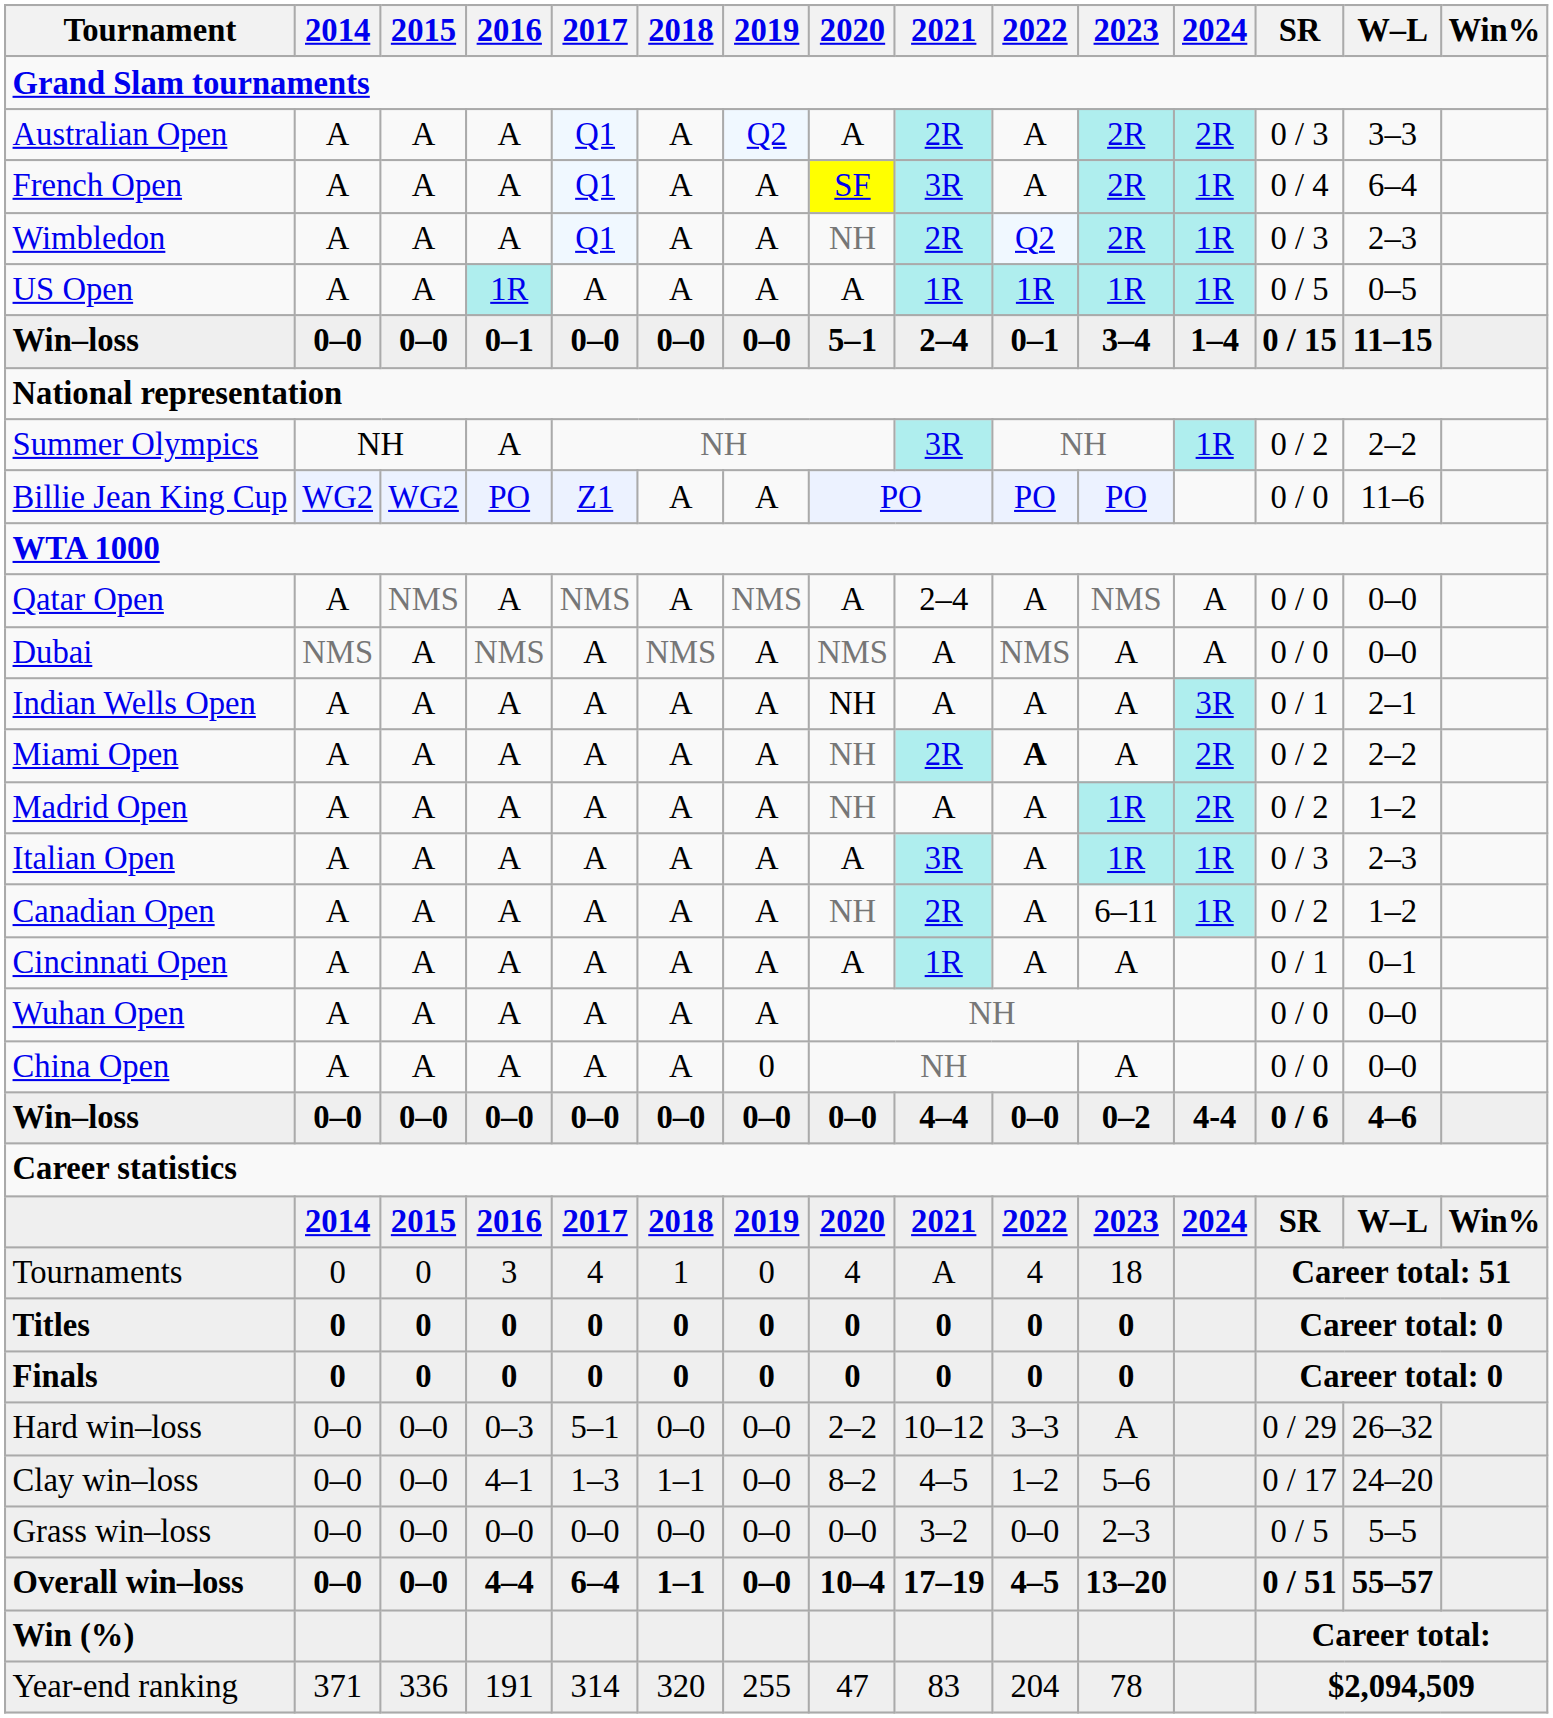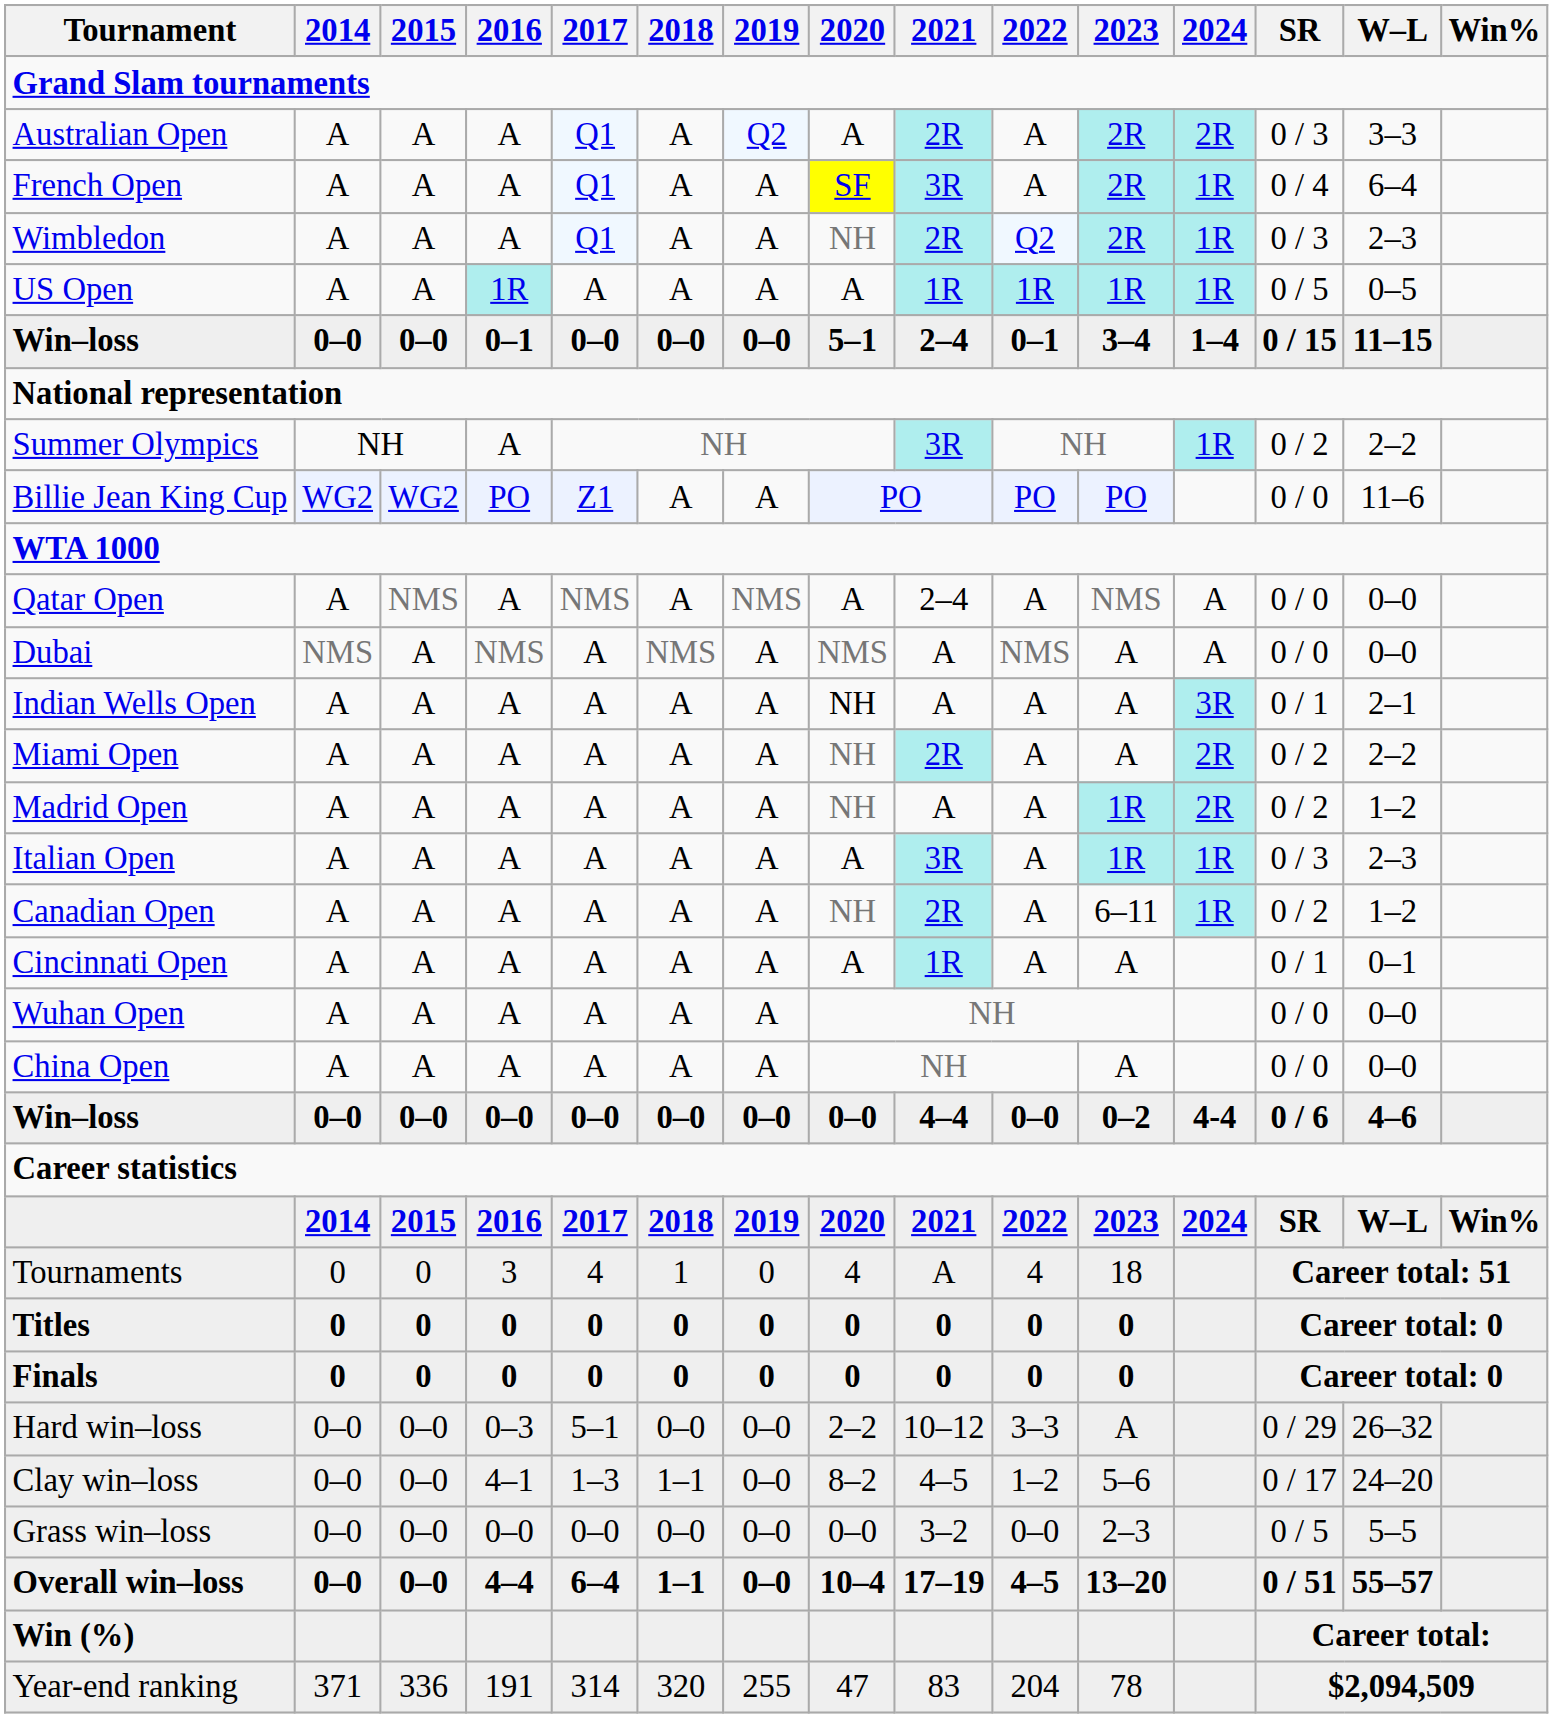(1035, 755) bold -> (1035, 755) normal
(767, 1065) 0 -> (767, 1065) A
